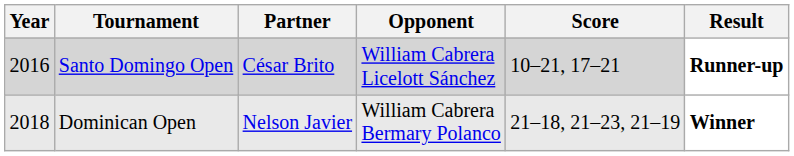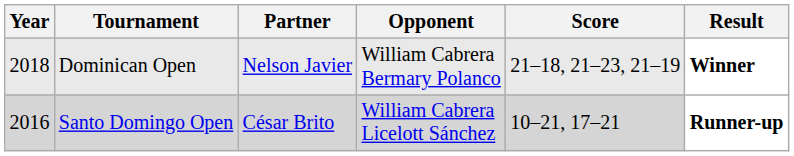rows swapped: (146, 66) <-> (127, 122)
